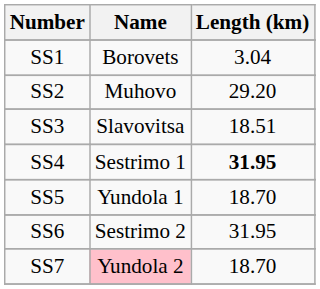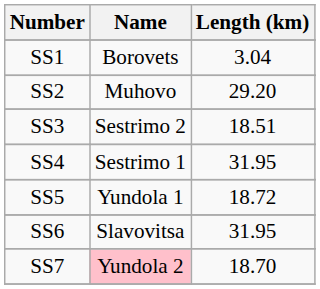(140, 127) Slavovitsa -> (140, 127) Sestrimo 2
(253, 161) bold -> (253, 161) normal
(253, 196) 18.70 -> (253, 196) 18.72
(140, 231) Sestrimo 2 -> (140, 231) Slavovitsa
